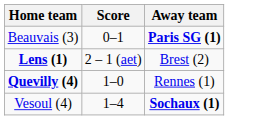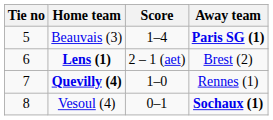+ column: (26, 15)
(113, 37) 0–1 -> (157, 37) 1–4
(113, 103) 1–4 -> (157, 103) 0–1
